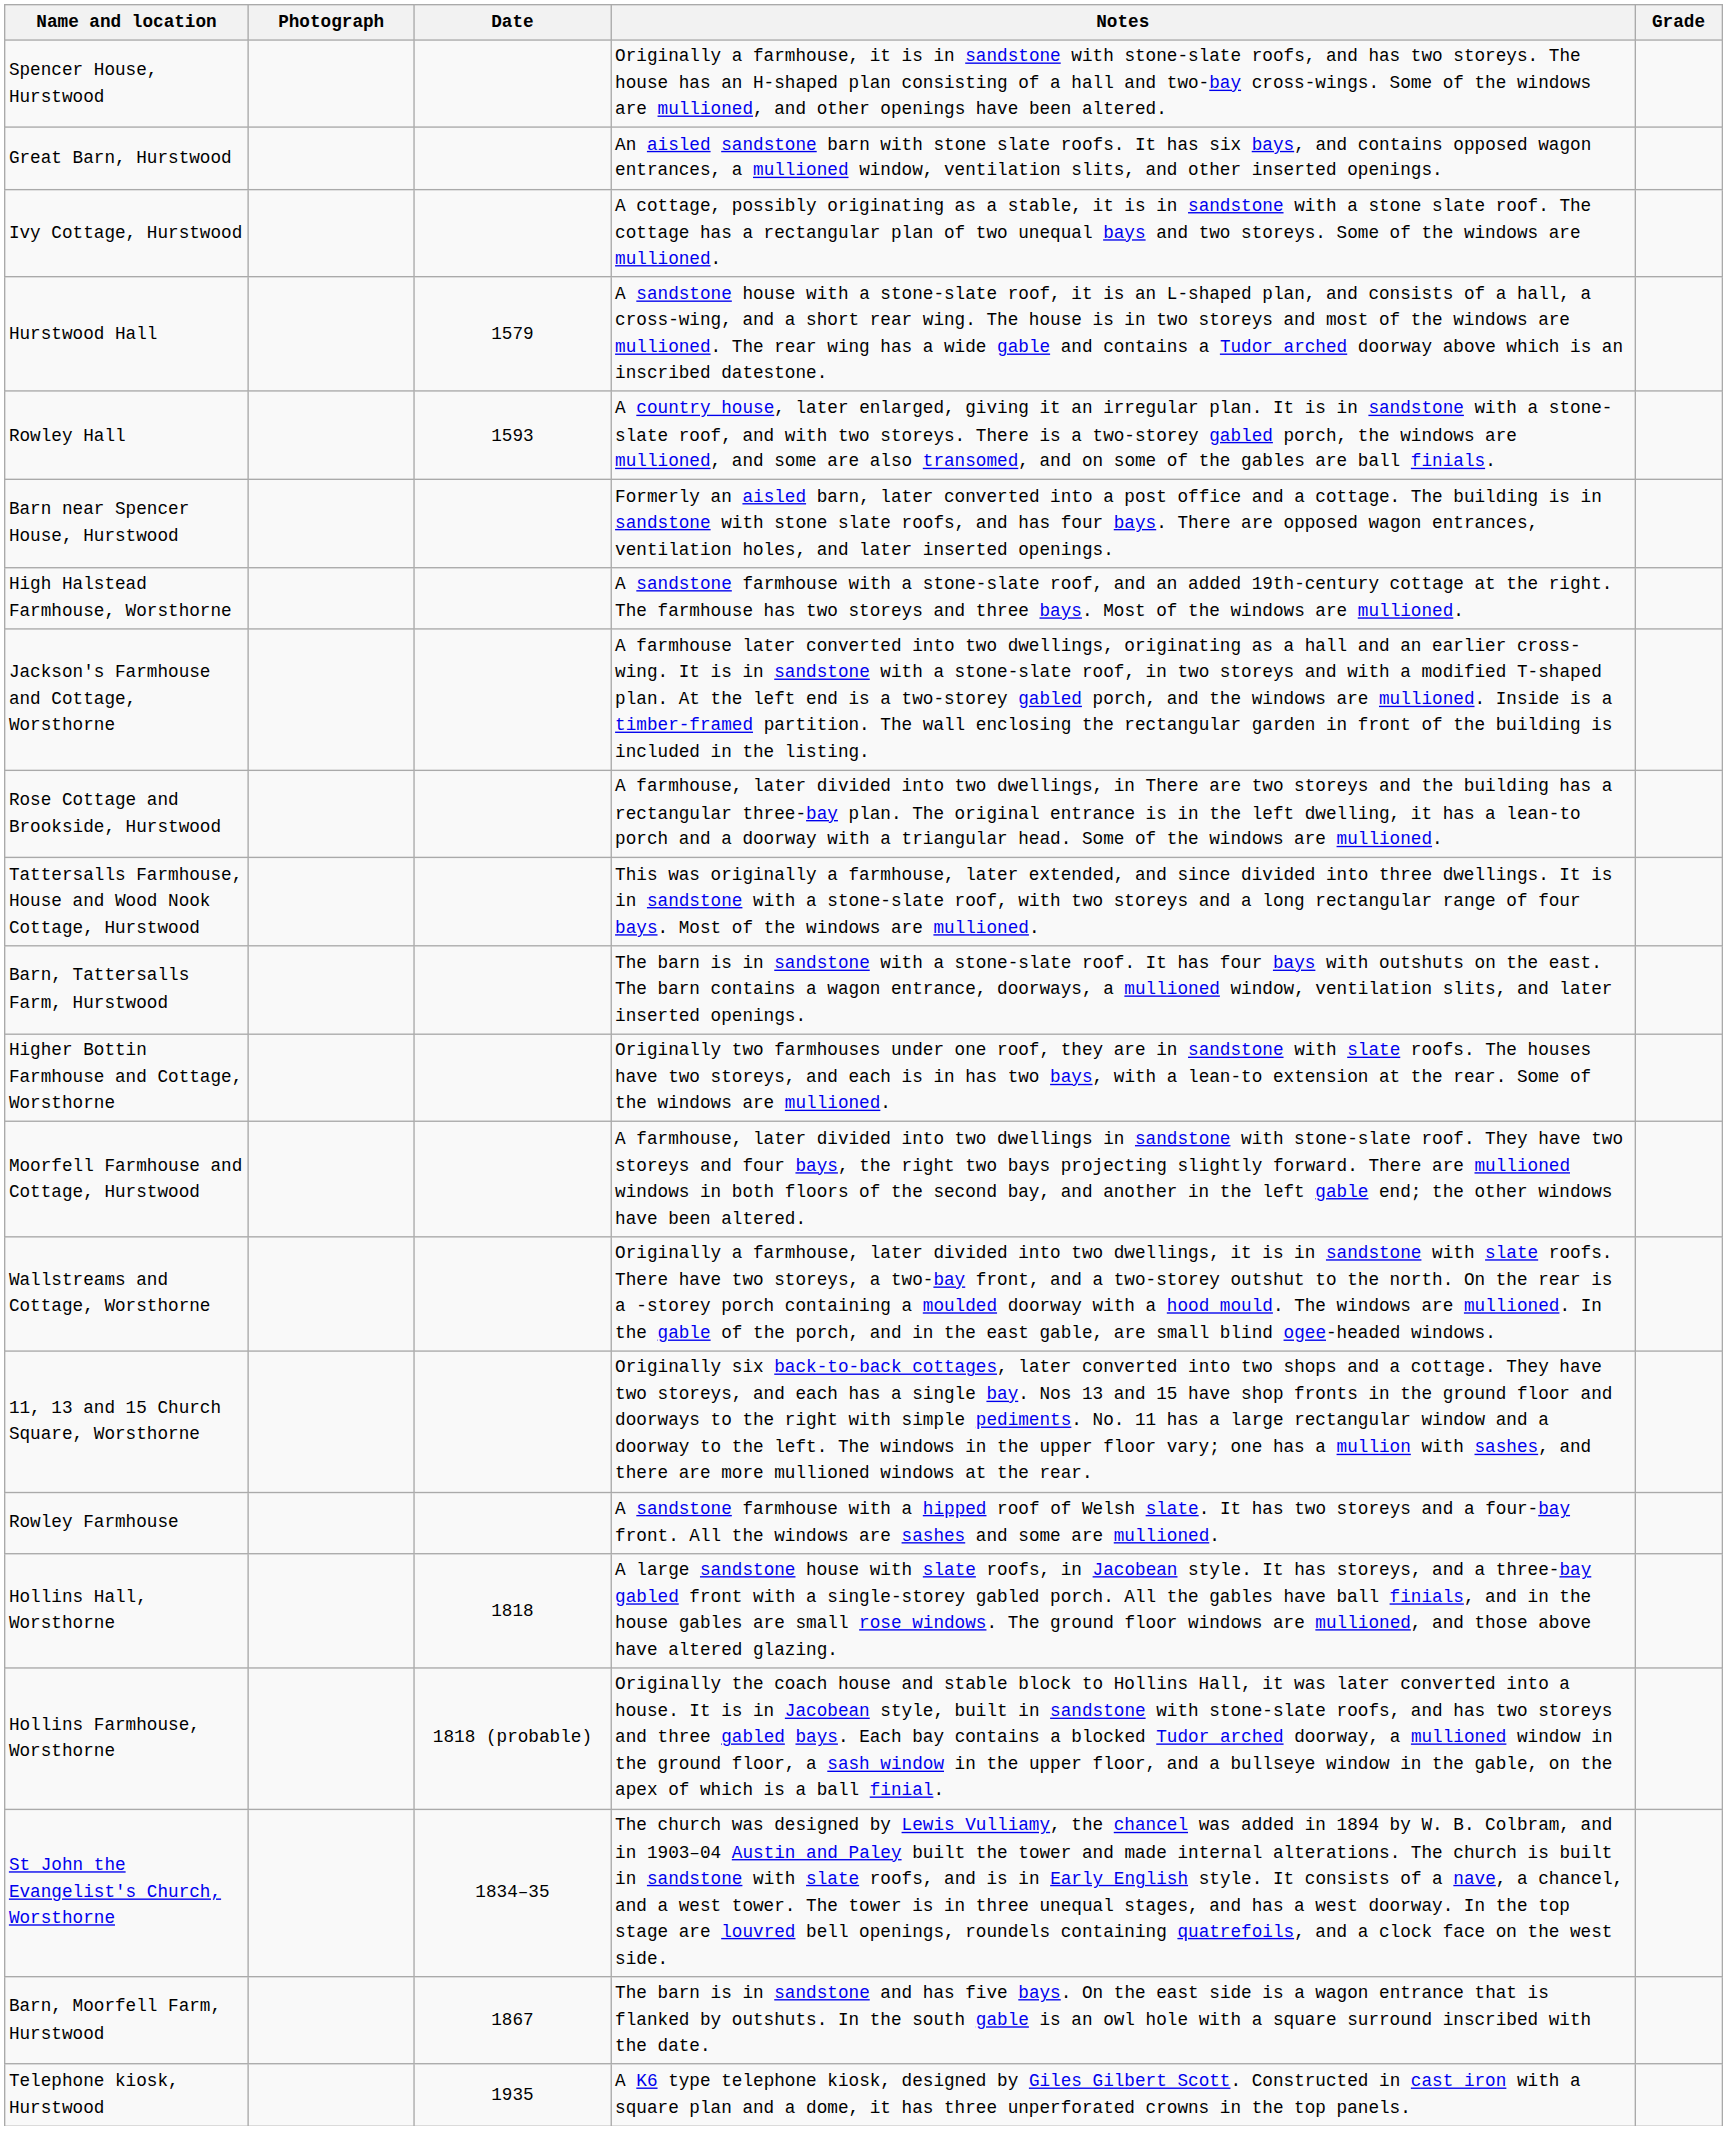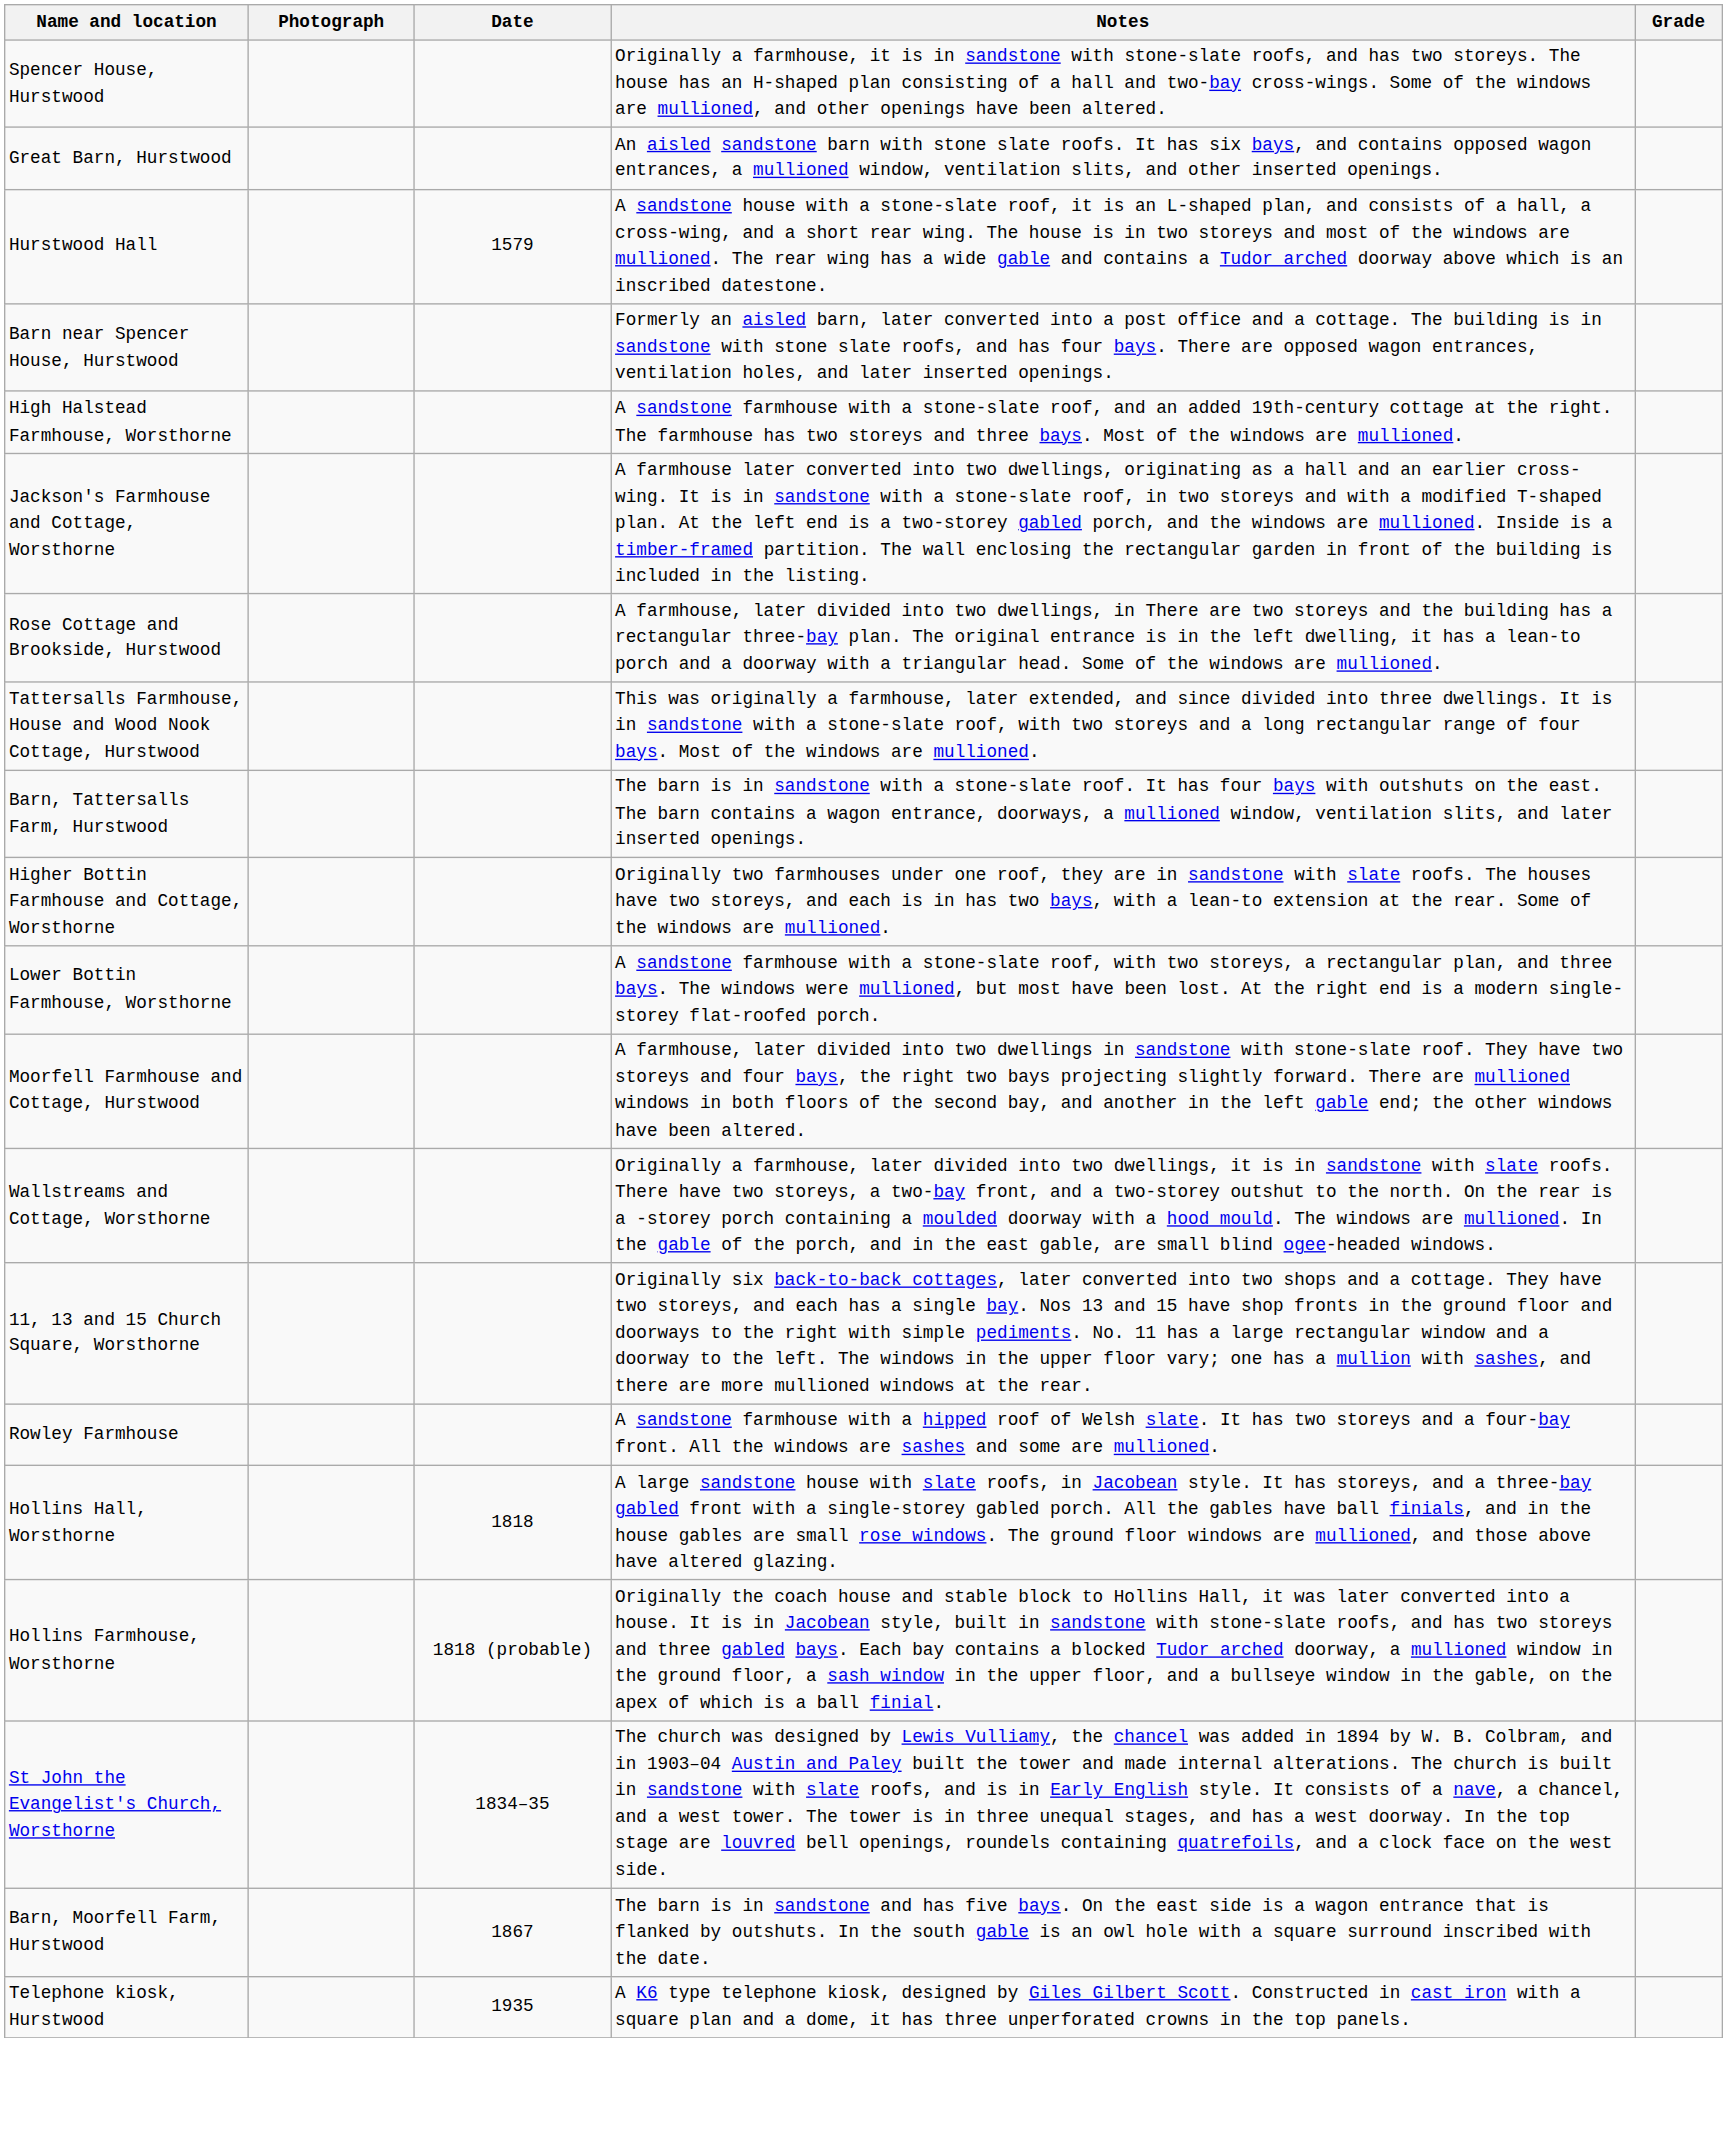- row: (126, 233)
- row: (67, 435)
+ row: (120, 990)
